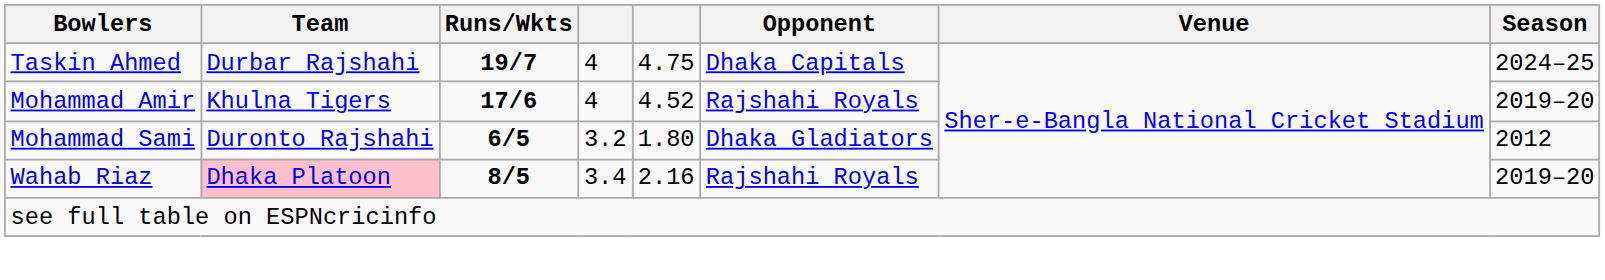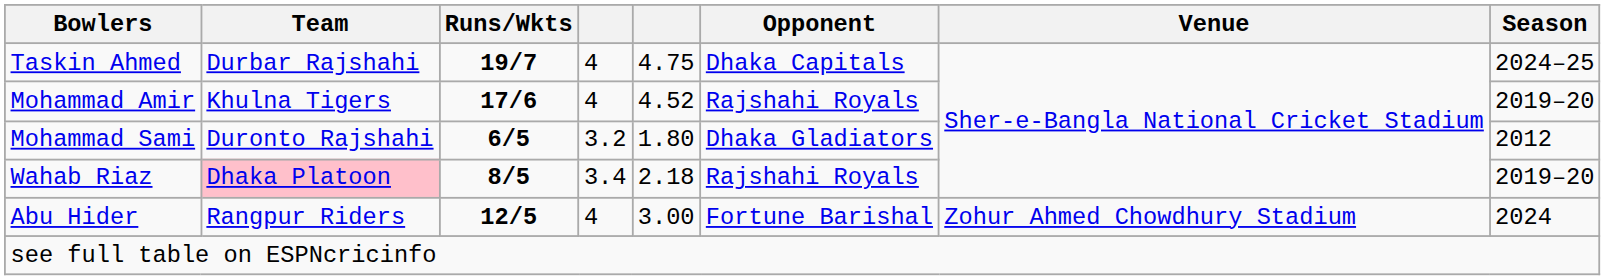(666, 178) 2.16 -> (666, 178) 2.18
+ row: (74, 217)
